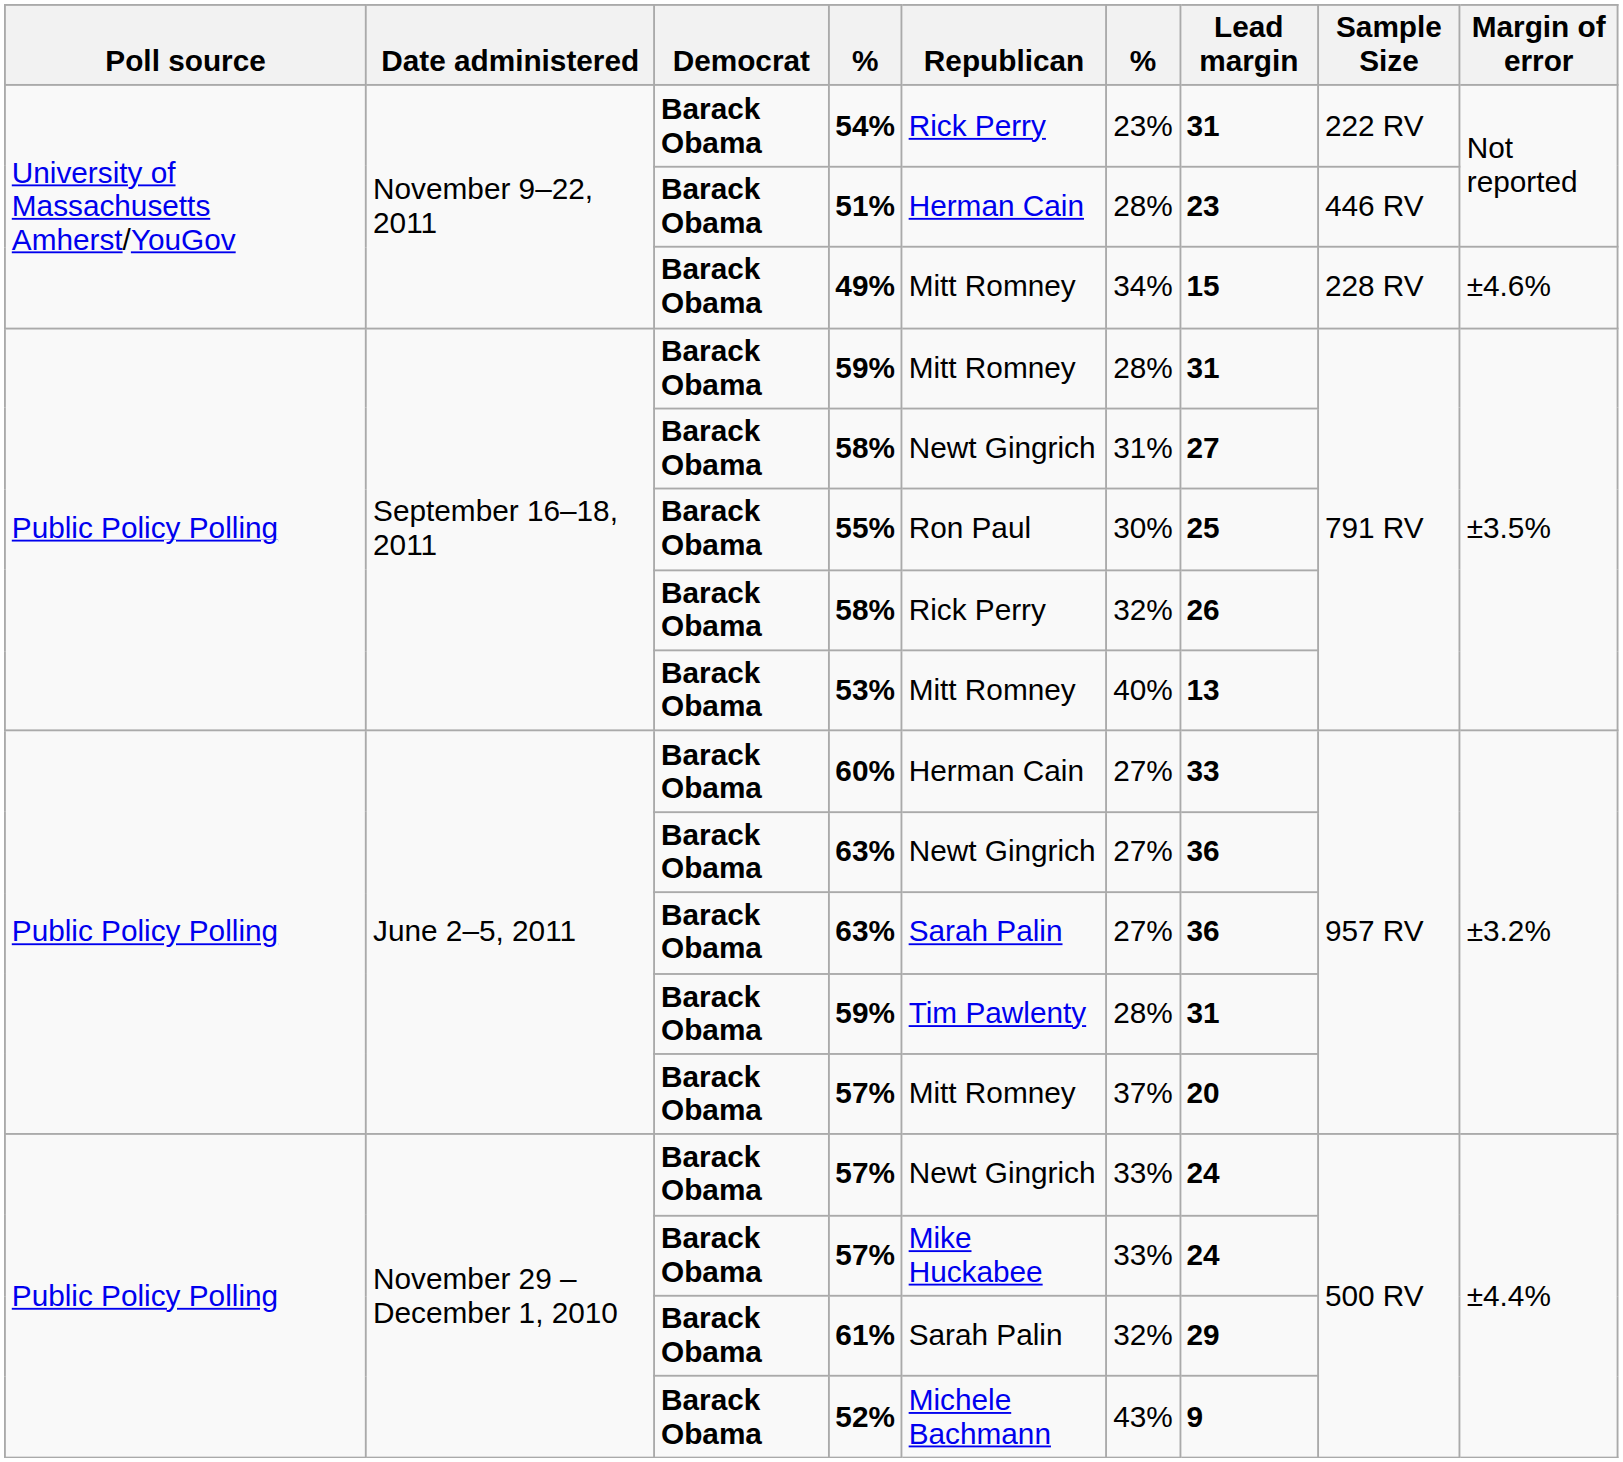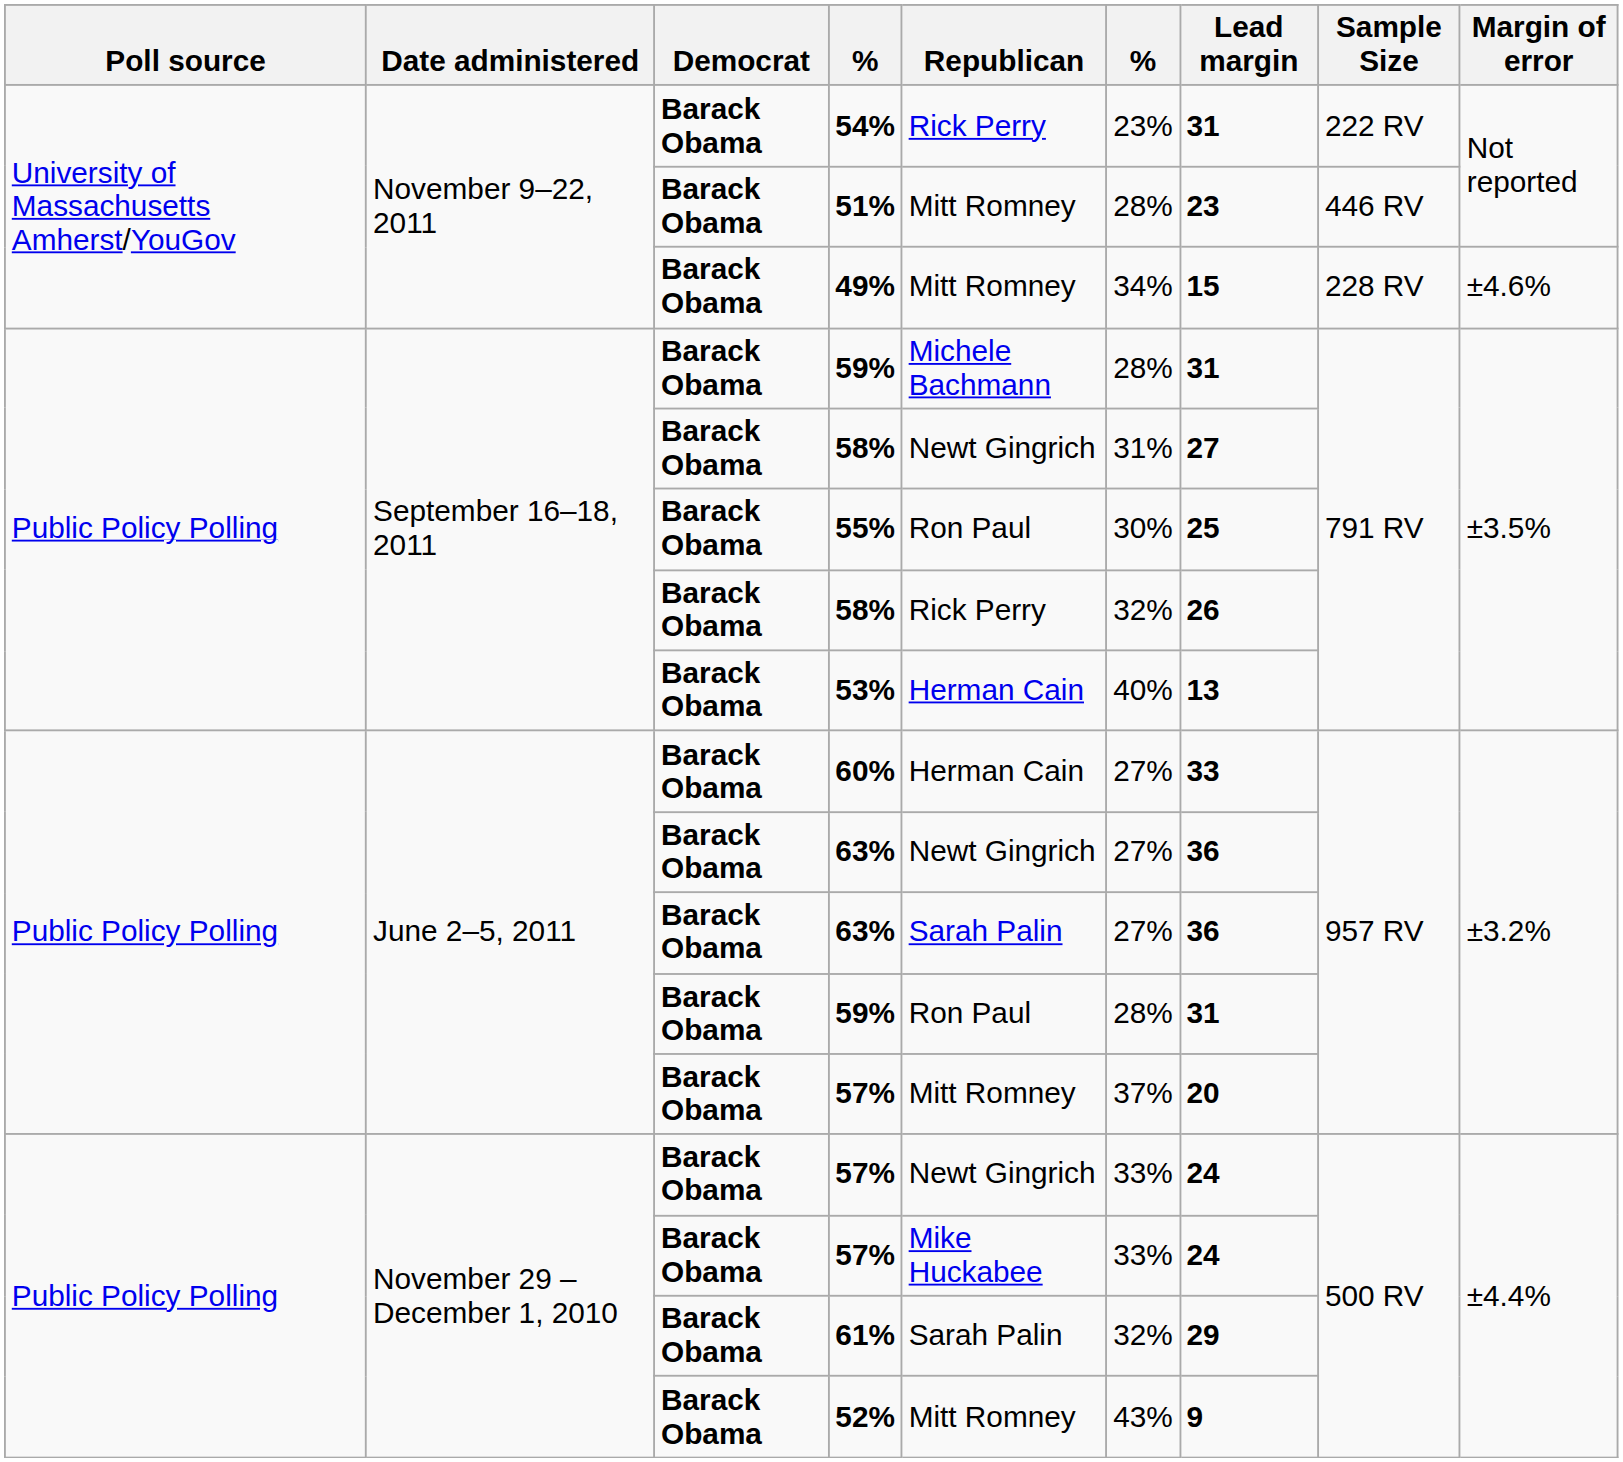(996, 206) Herman Cain -> (992, 206) Mitt Romney
(992, 367) Mitt Romney -> (980, 367) Michele Bachmann
(992, 690) Mitt Romney -> (996, 690) Herman Cain
(997, 1012) Tim Pawlenty -> (970, 1012) Ron Paul
(980, 1416) Michele Bachmann -> (992, 1416) Mitt Romney
